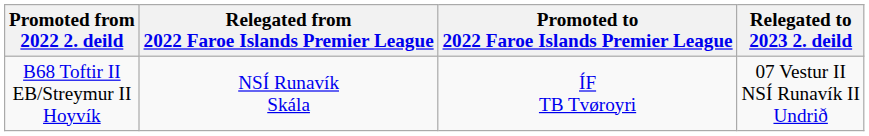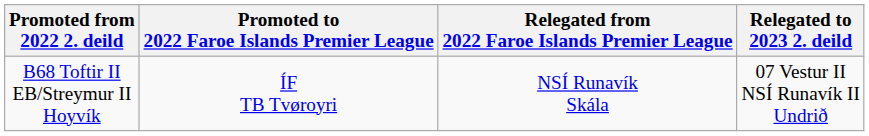columns swapped: (588, 30) <-> (289, 30)
